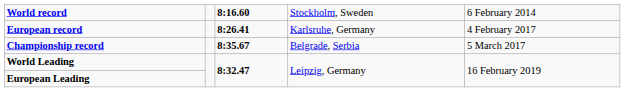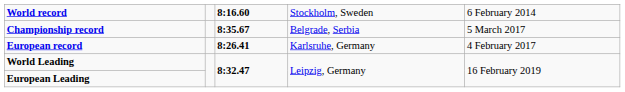rows swapped: (45, 29) <-> (55, 45)
